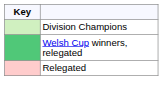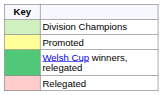+ row: (63, 42)
